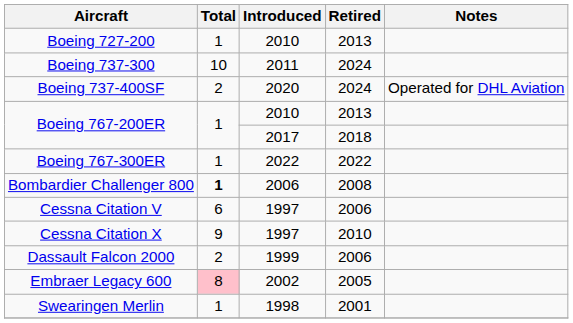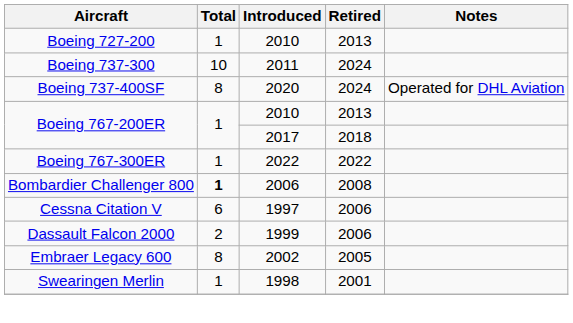(218, 88) 2 -> (218, 88) 8
- row: (101, 233)
(218, 281) pink background -> (218, 257) no background
